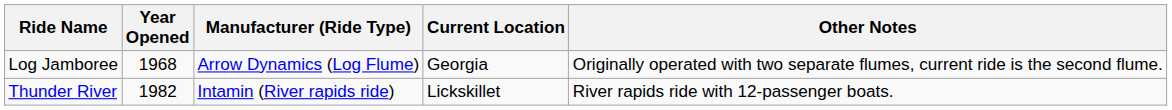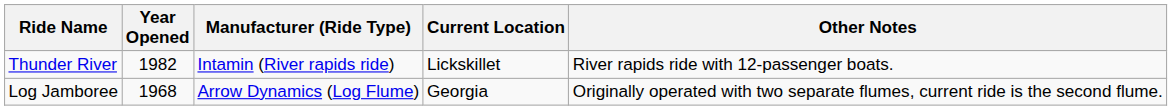rows swapped: (63, 64) <-> (63, 91)
